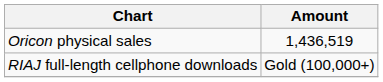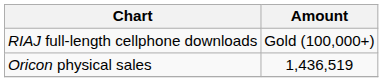rows swapped: (80, 40) <-> (133, 64)
